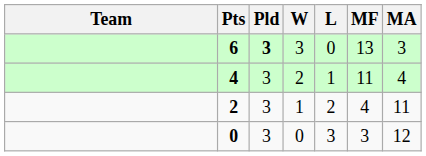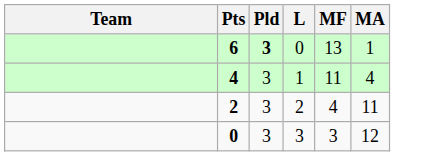- column: (299, 19)
(402, 48) 3 -> (370, 48) 1
